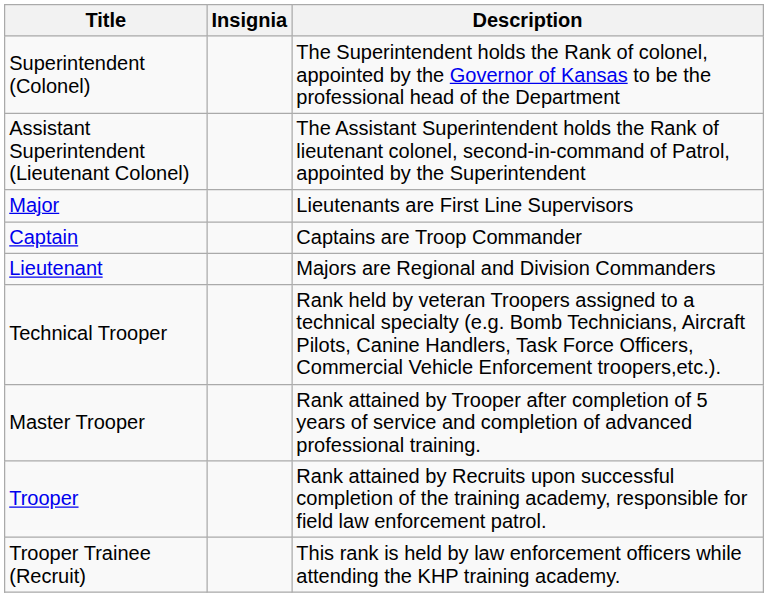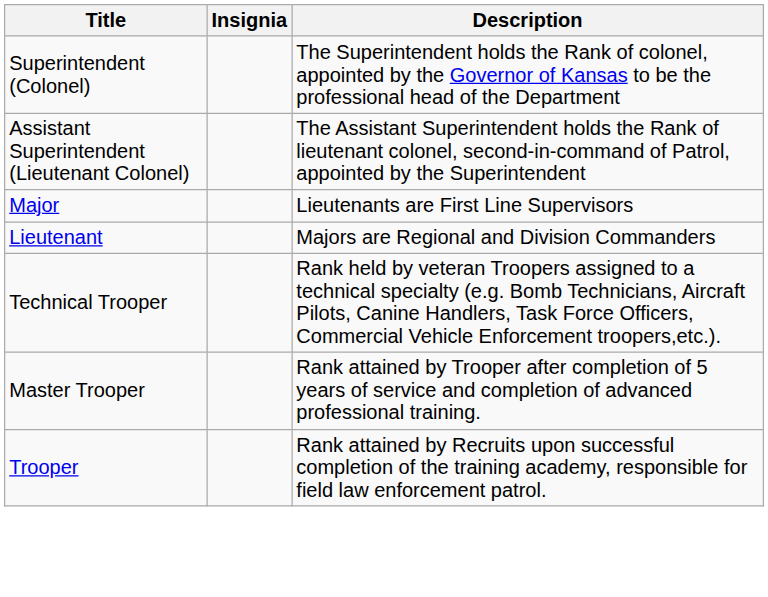- row: (44, 237)
- row: (80, 564)
